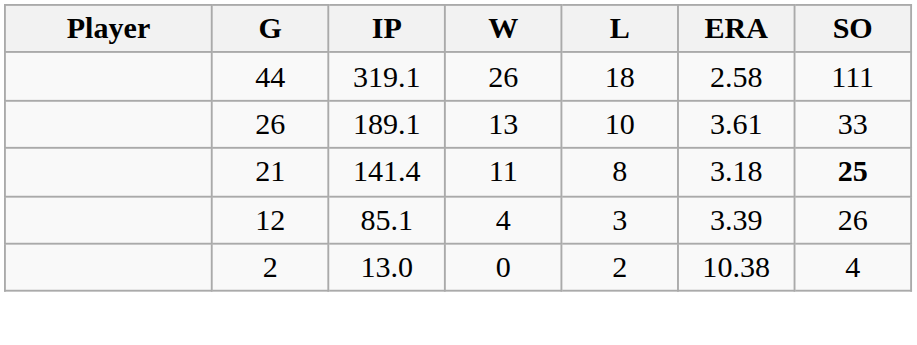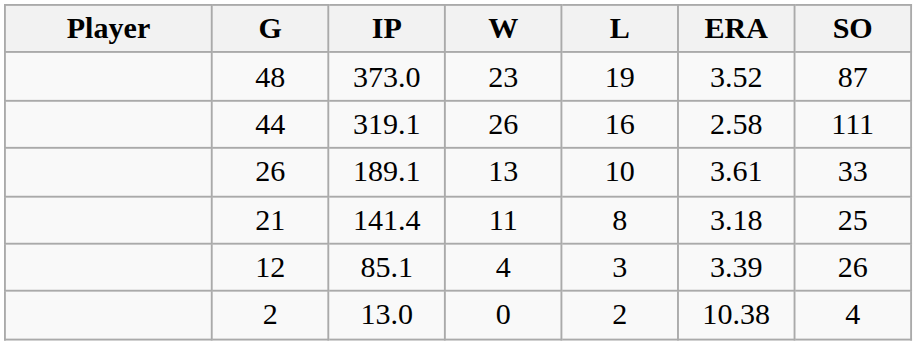+ row: (270, 76)
(620, 76) 18 -> (620, 123) 16
(853, 171) bold -> (853, 219) normal
